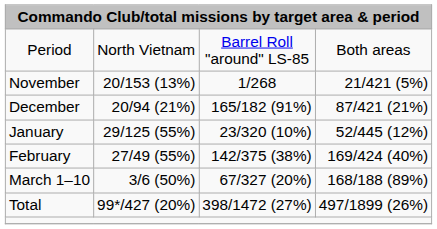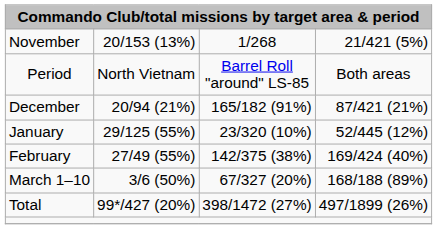rows swapped: (49, 50) <-> (44, 83)
